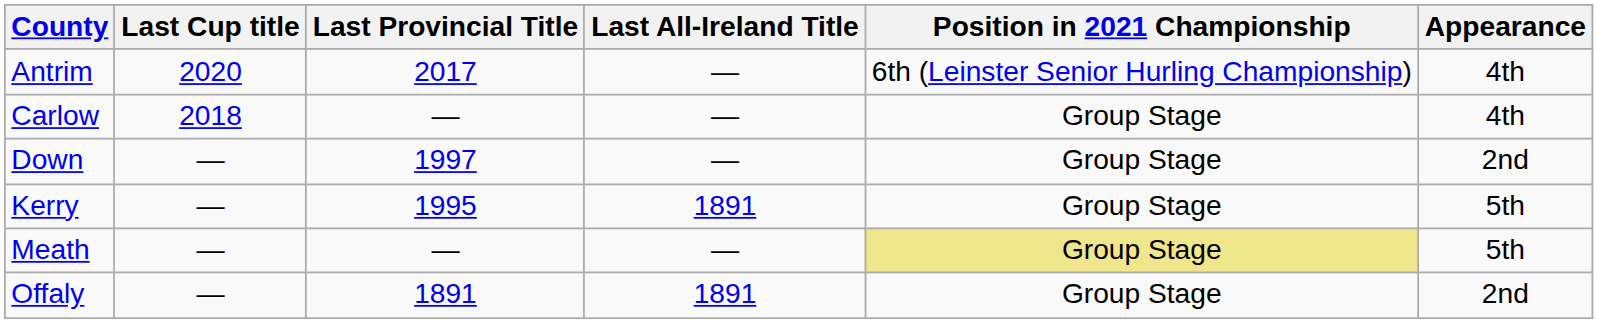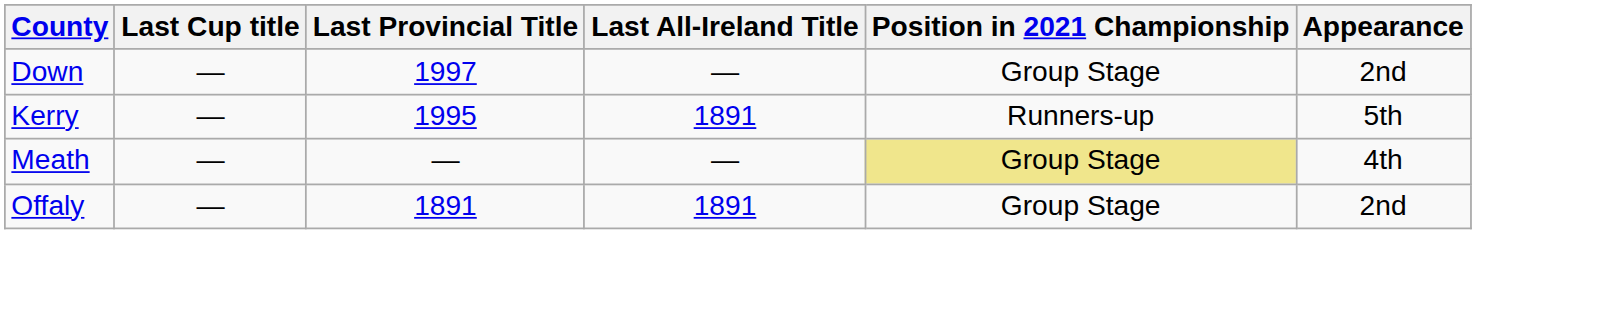- row: (52, 71)
- row: (55, 116)
(1142, 205) Group Stage -> (1081, 116) Runners-up
(1505, 250) 5th -> (1383, 160) 4th
